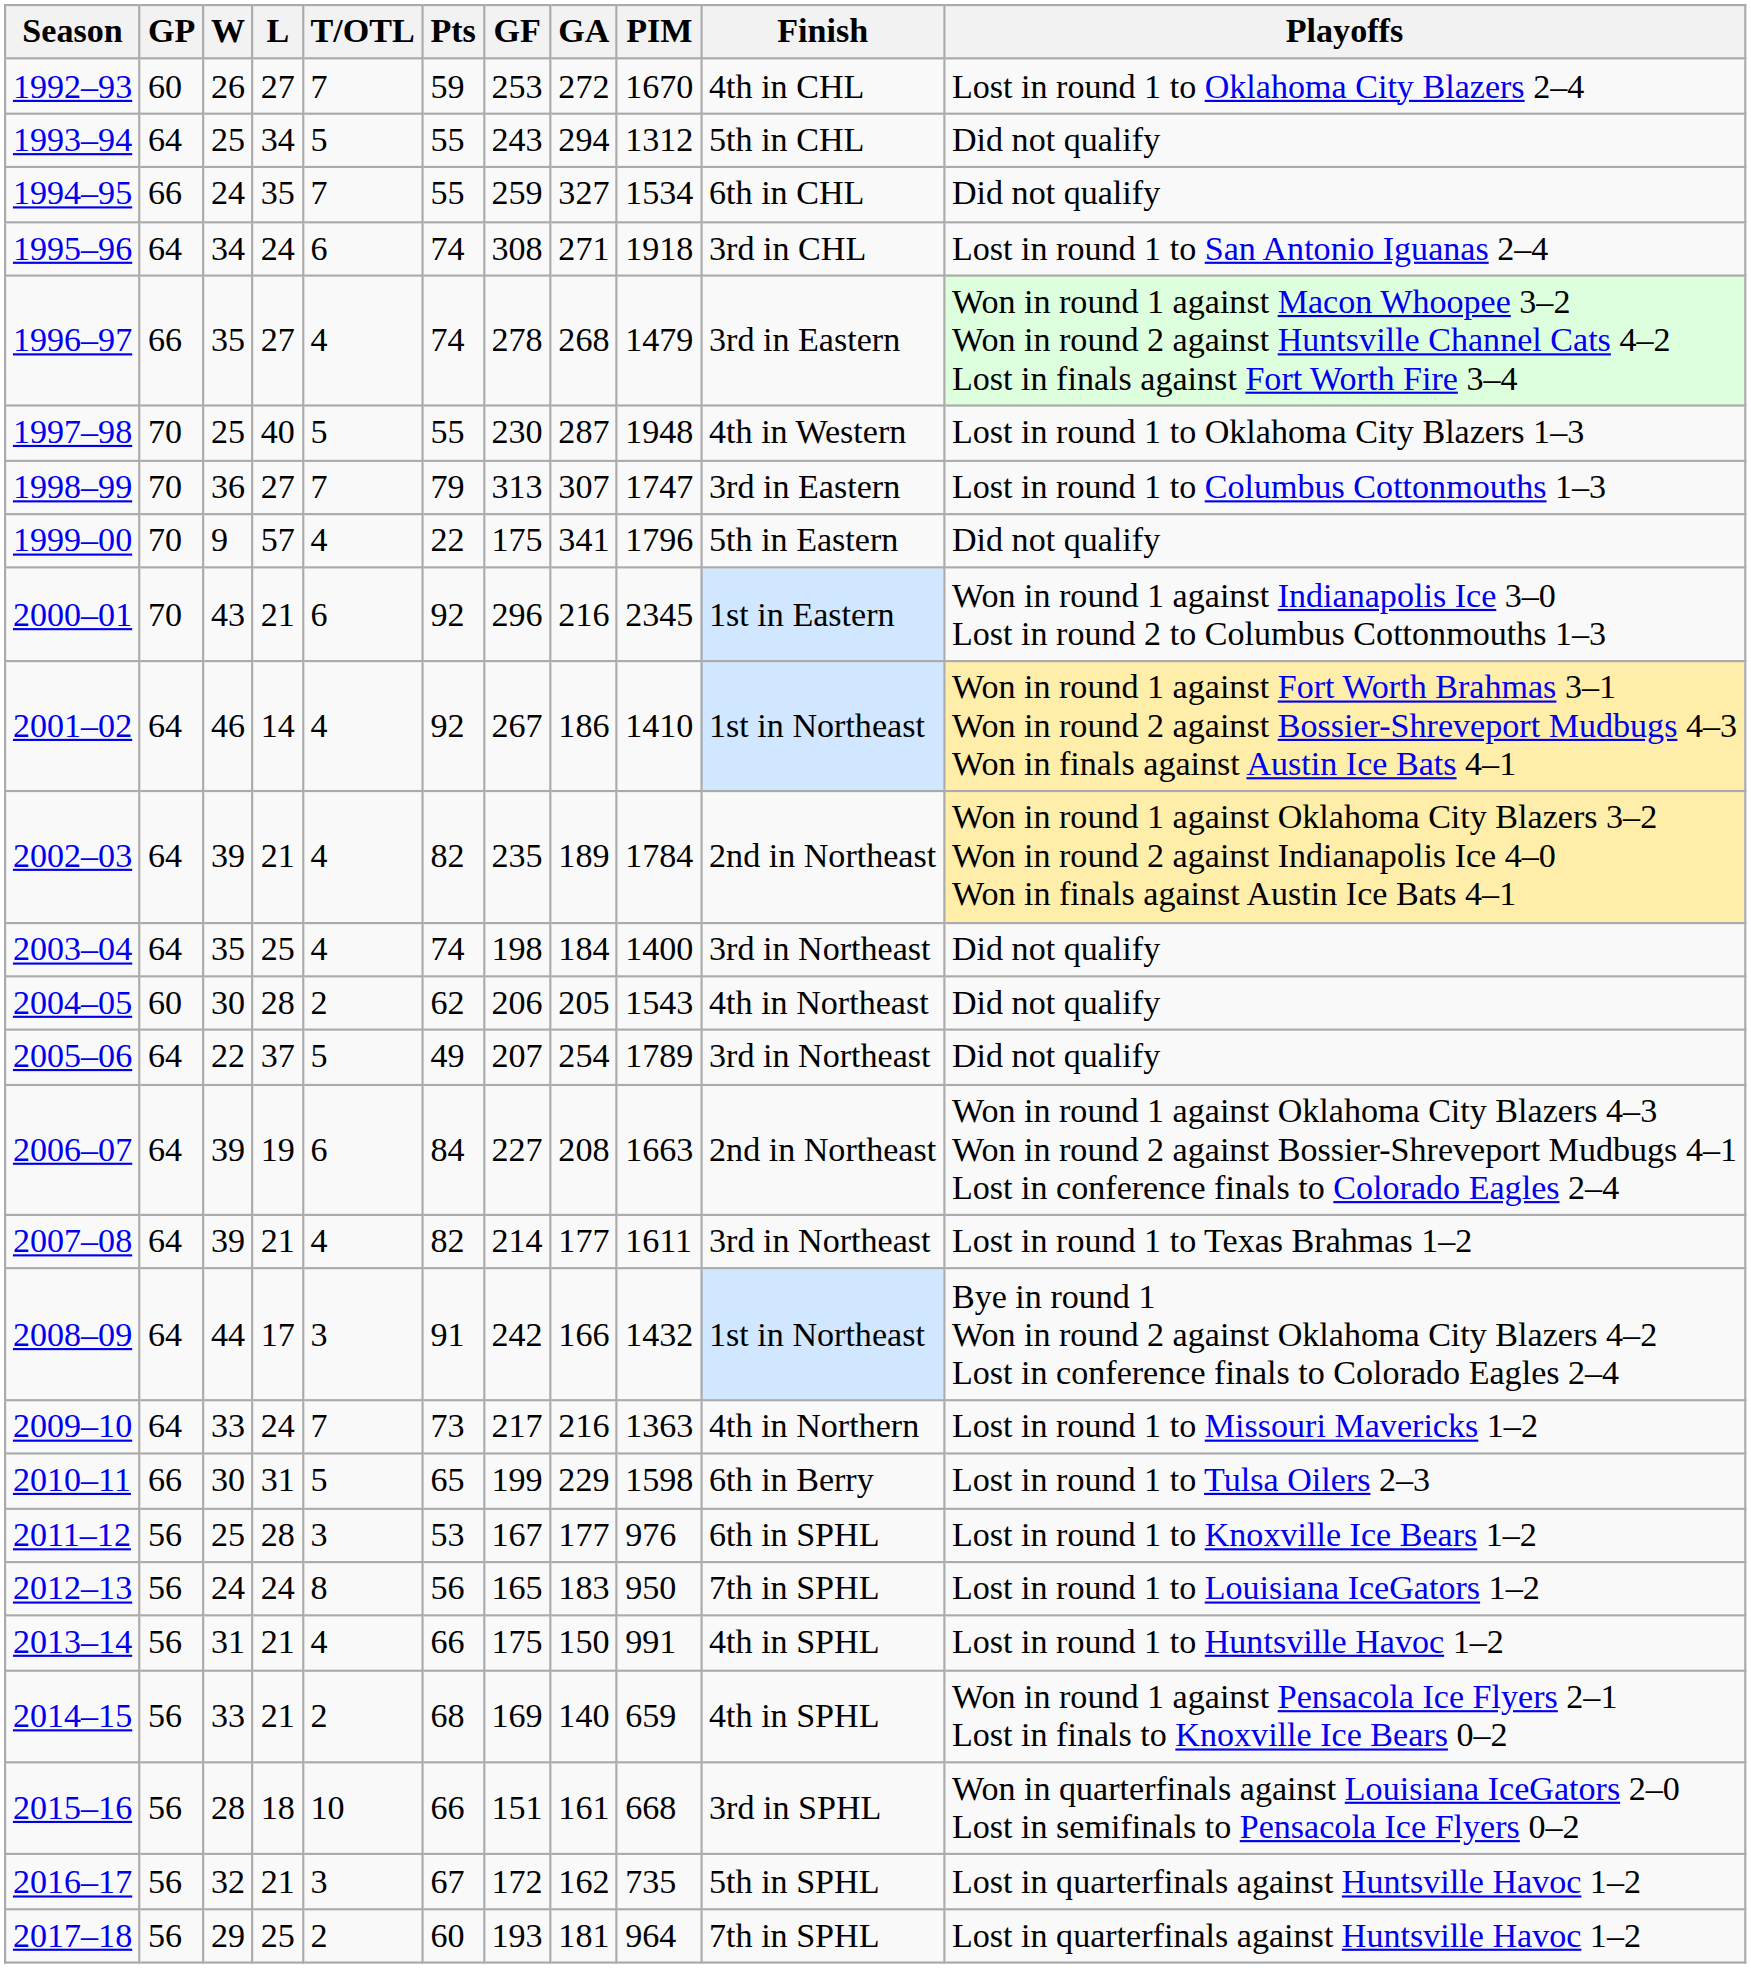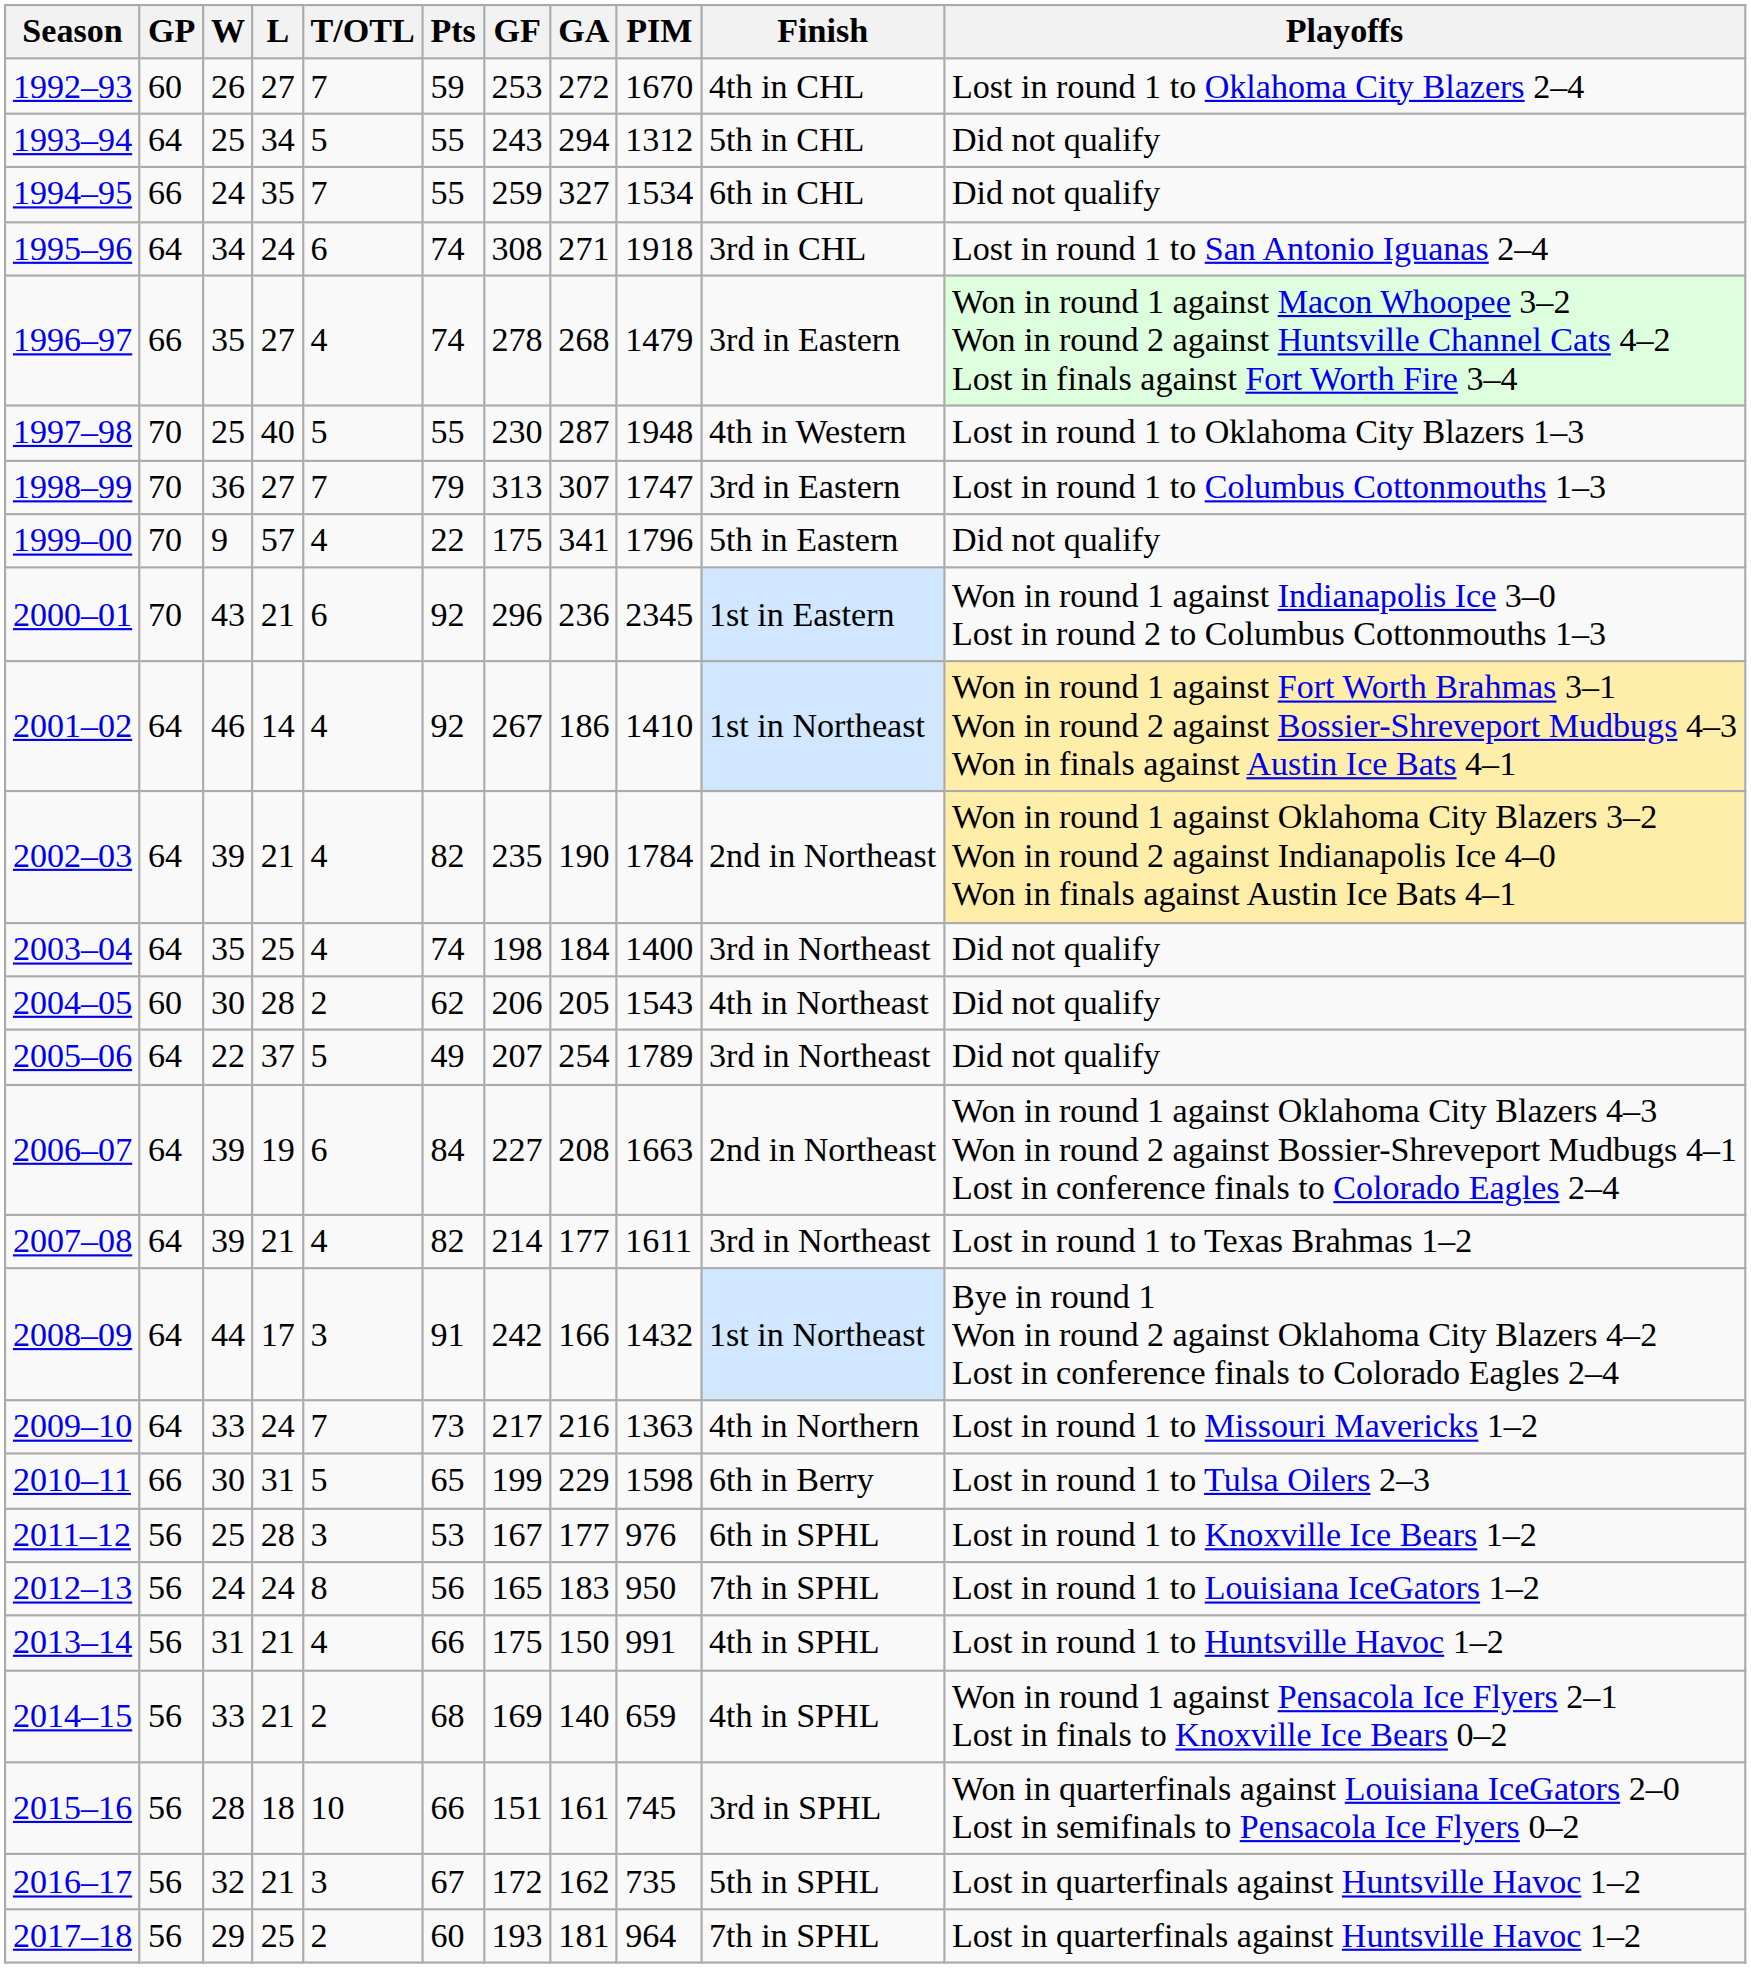(584, 613) 216 -> (584, 613) 236
(584, 856) 189 -> (584, 856) 190
(651, 1807) 668 -> (651, 1807) 745
